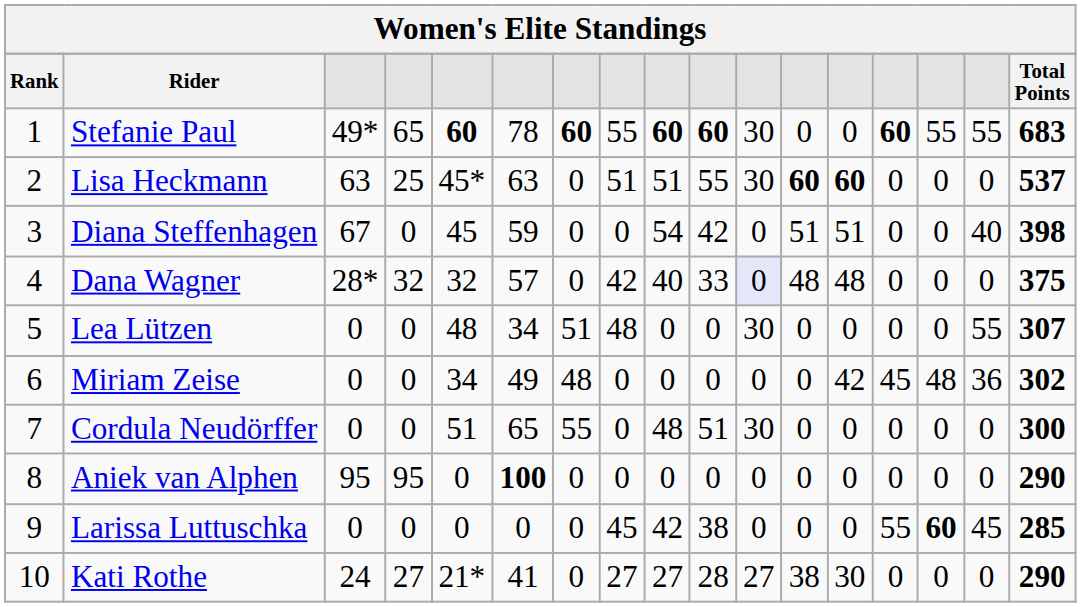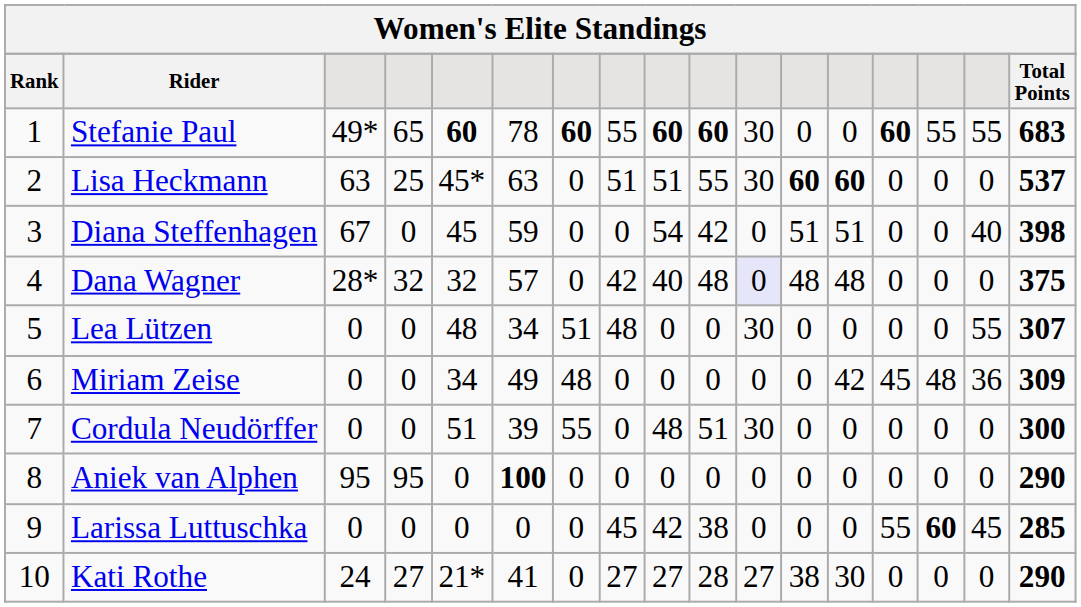(713, 280) 33 -> (713, 280) 48
(1042, 379) 302 -> (1042, 379) 309
(523, 428) 65 -> (523, 428) 39
